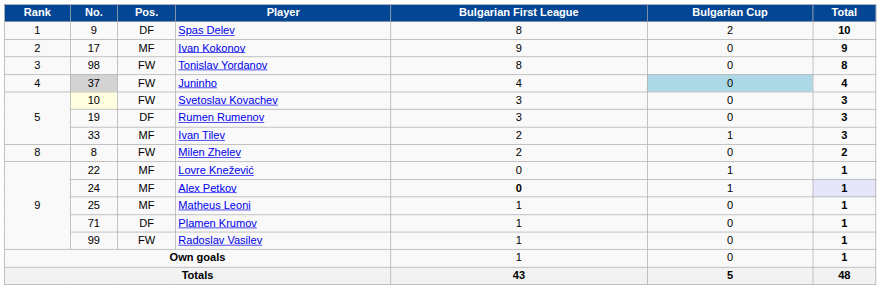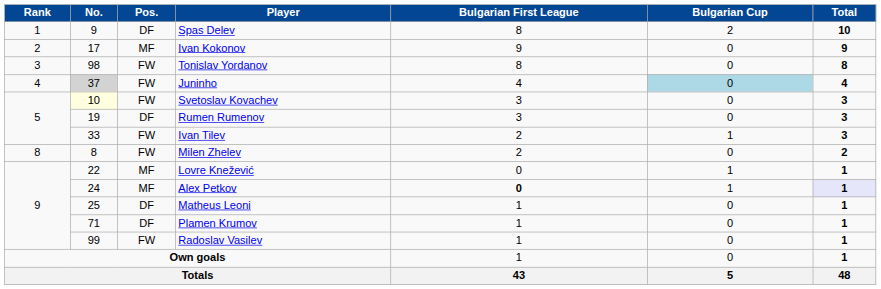(147, 135) MF -> (147, 135) FW
(147, 205) MF -> (147, 205) DF
